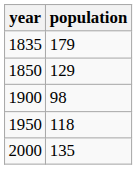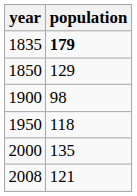(62, 44) normal -> (62, 44) bold
+ row: (25, 177)
